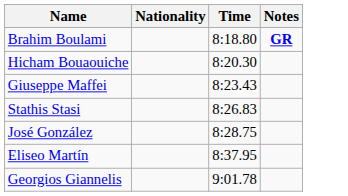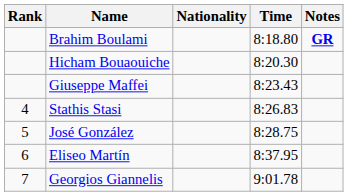+ column: (25, 16)
